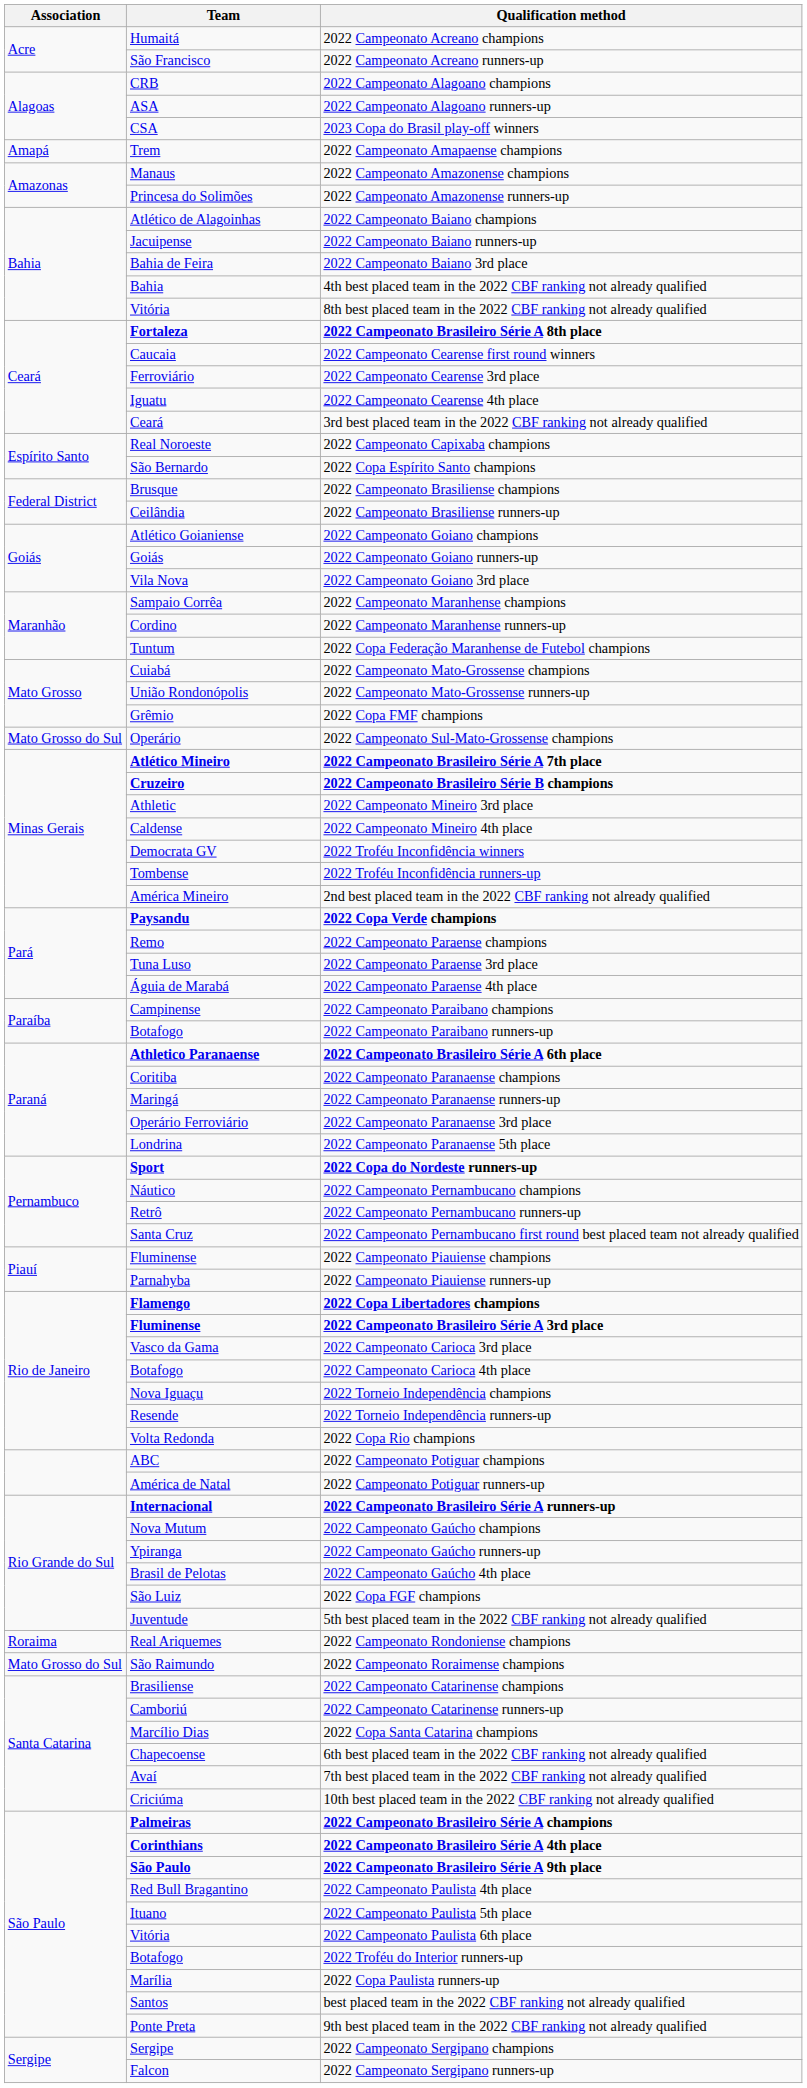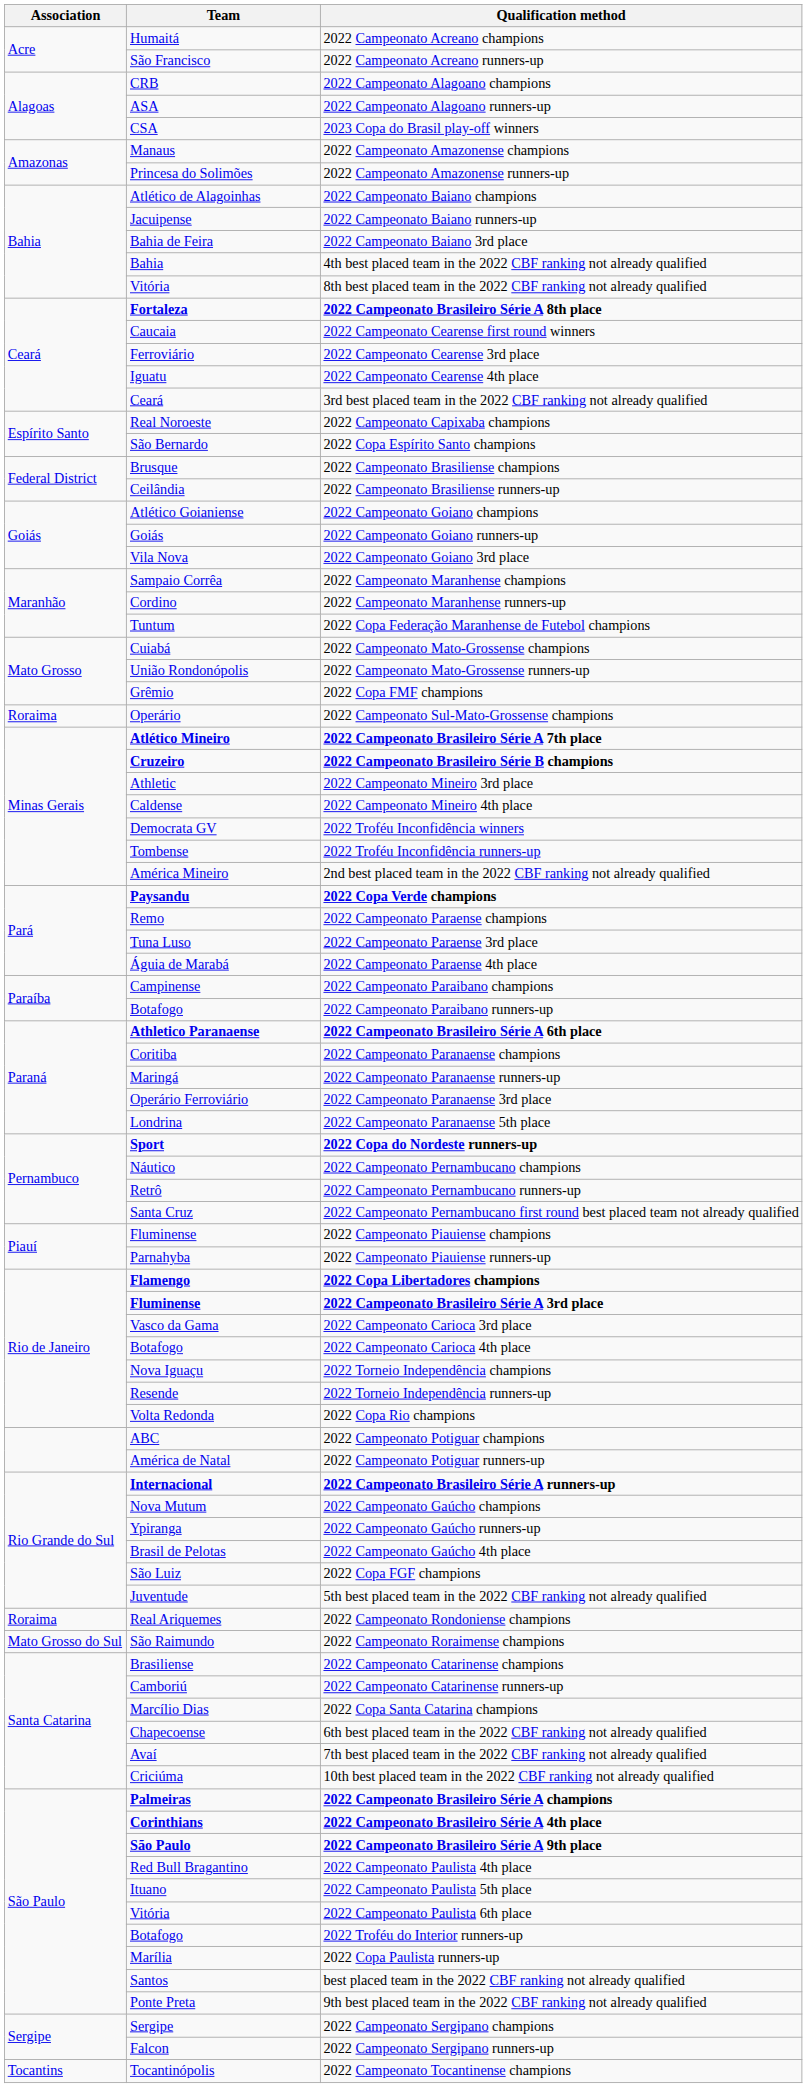- row: (443, 151)
(65, 738) Mato Grosso do Sul -> (32, 715) Roraima
+ row: (447, 2070)
